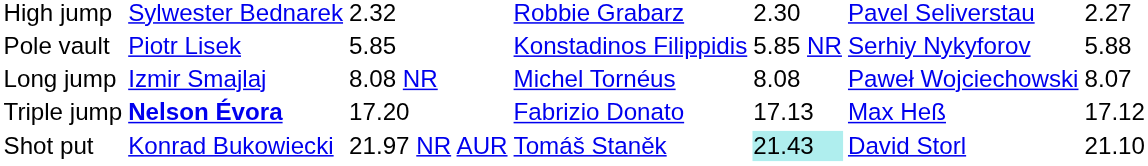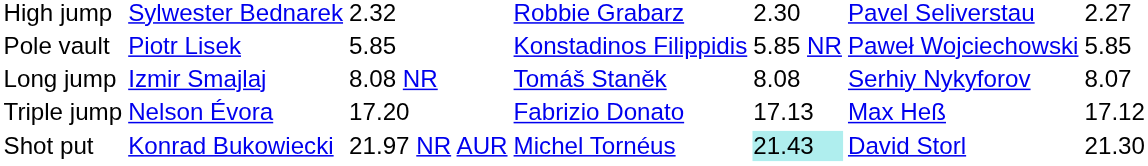(939, 46) Serhiy Nykyforov -> (963, 46) Paweł Wojciechowski
(1108, 46) 5.88 -> (1108, 46) 5.85
(595, 79) Michel Tornéus -> (590, 79) Tomáš Staněk
(963, 79) Paweł Wojciechowski -> (939, 79) Serhiy Nykyforov
(205, 112) bold -> (201, 112) normal
(590, 145) Tomáš Staněk -> (595, 145) Michel Tornéus
(1115, 145) 21.10 -> (1115, 145) 21.30
